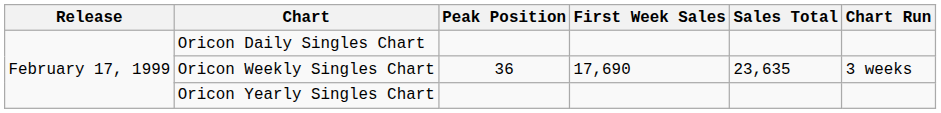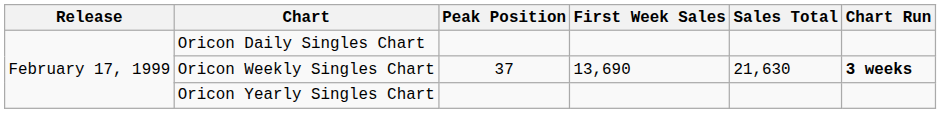(504, 69) 36 -> (504, 69) 37
(602, 69) 17,690 -> (602, 69) 13,690
(762, 69) 23,635 -> (762, 69) 21,630
(879, 69) normal -> (879, 69) bold
